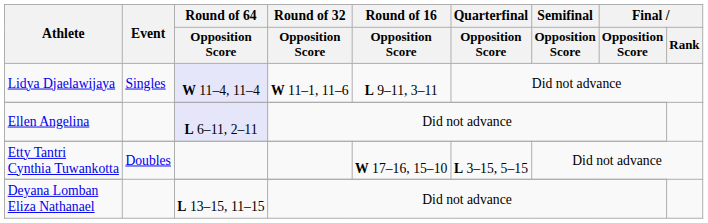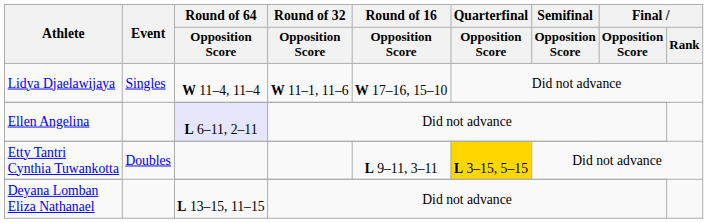(221, 91) lavender background -> (221, 91) no background
(401, 91) L 9–11, 3–11 -> (401, 91) W 17–16, 15–10
(401, 168) W 17–16, 15–10 -> (401, 168) L 9–11, 3–11
(491, 168) no background -> (491, 168) gold background
